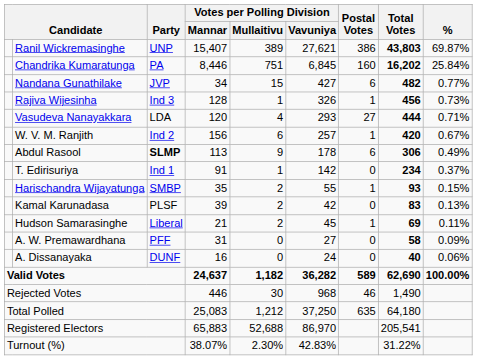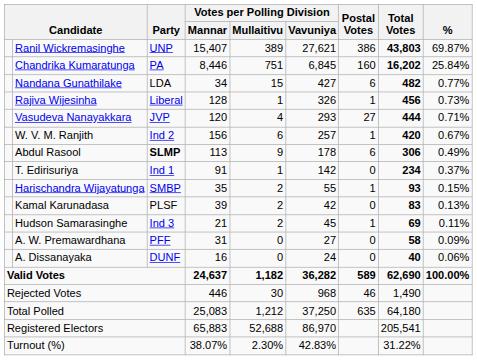(160, 83) JVP -> (160, 83) LDA
(162, 100) Ind 3 -> (166, 100) Liberal
(160, 118) LDA -> (160, 118) JVP
(166, 223) Liberal -> (162, 223) Ind 3
